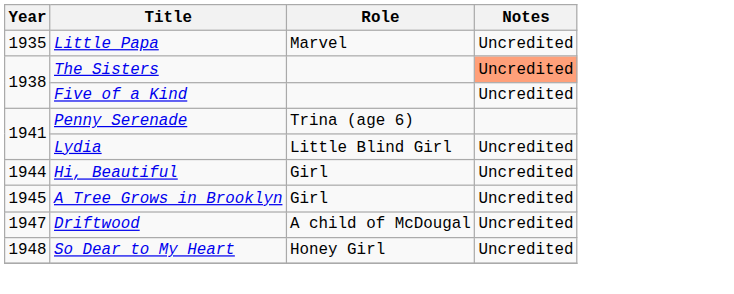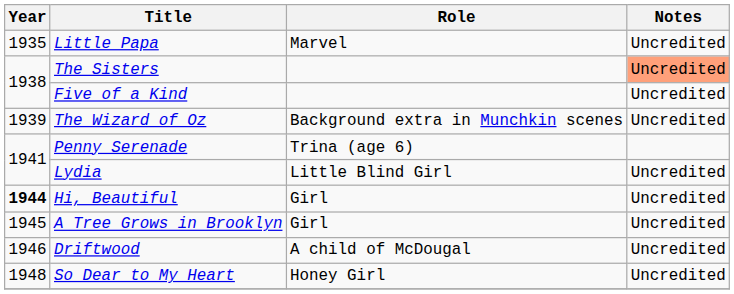+ row: (130, 121)
(27, 173) normal -> (27, 198) bold
(27, 224) 1947 -> (27, 250) 1946
